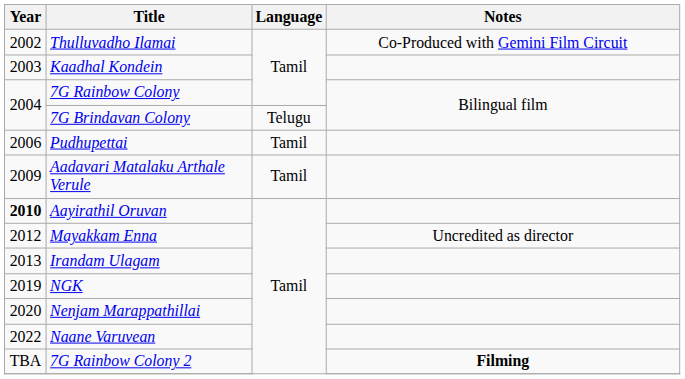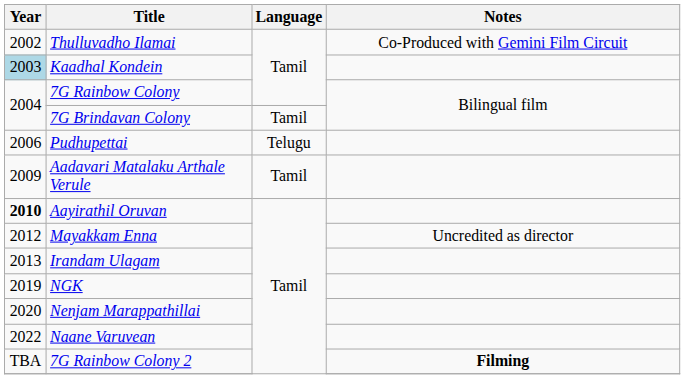(25, 67) no background -> (25, 67) lightblue background
(289, 117) Telugu -> (289, 117) Tamil
(289, 142) Tamil -> (289, 142) Telugu
